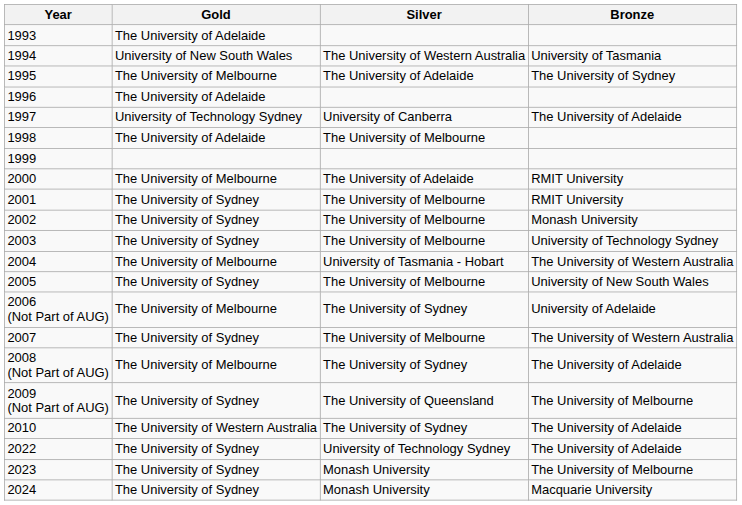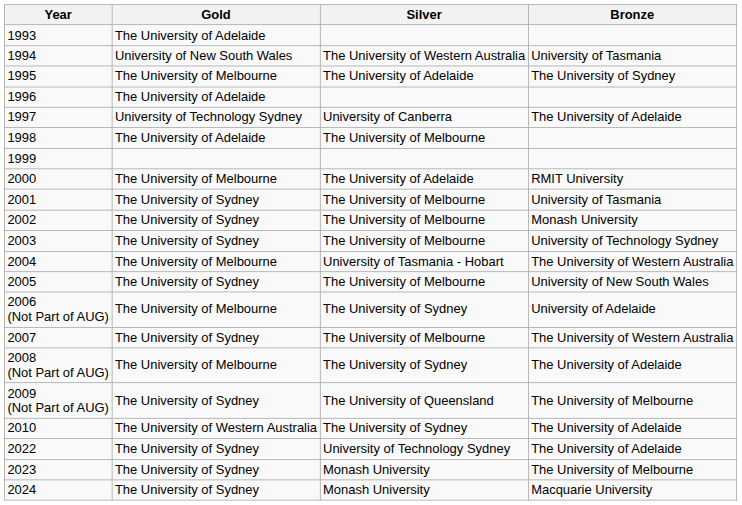(577, 199) RMIT University -> (596, 199) University of Tasmania
